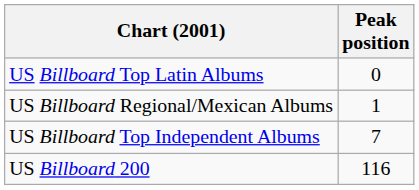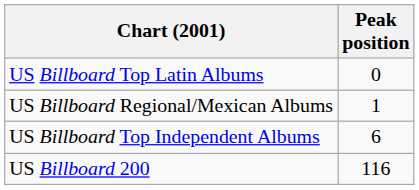(376, 136) 7 -> (376, 136) 6
